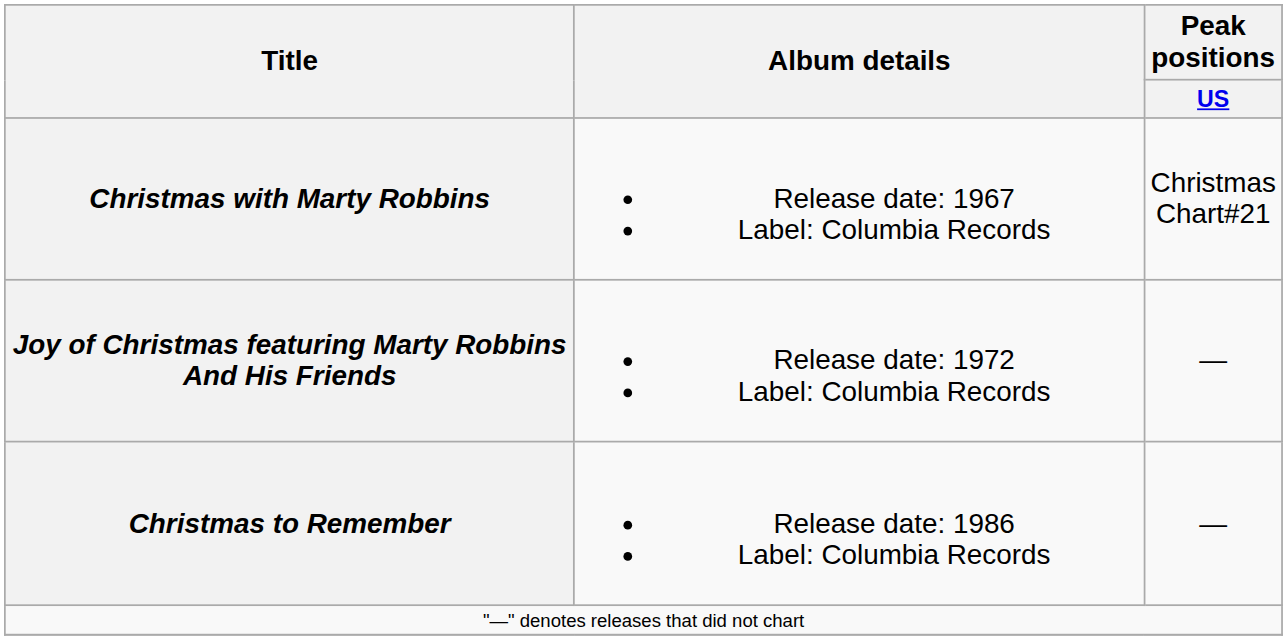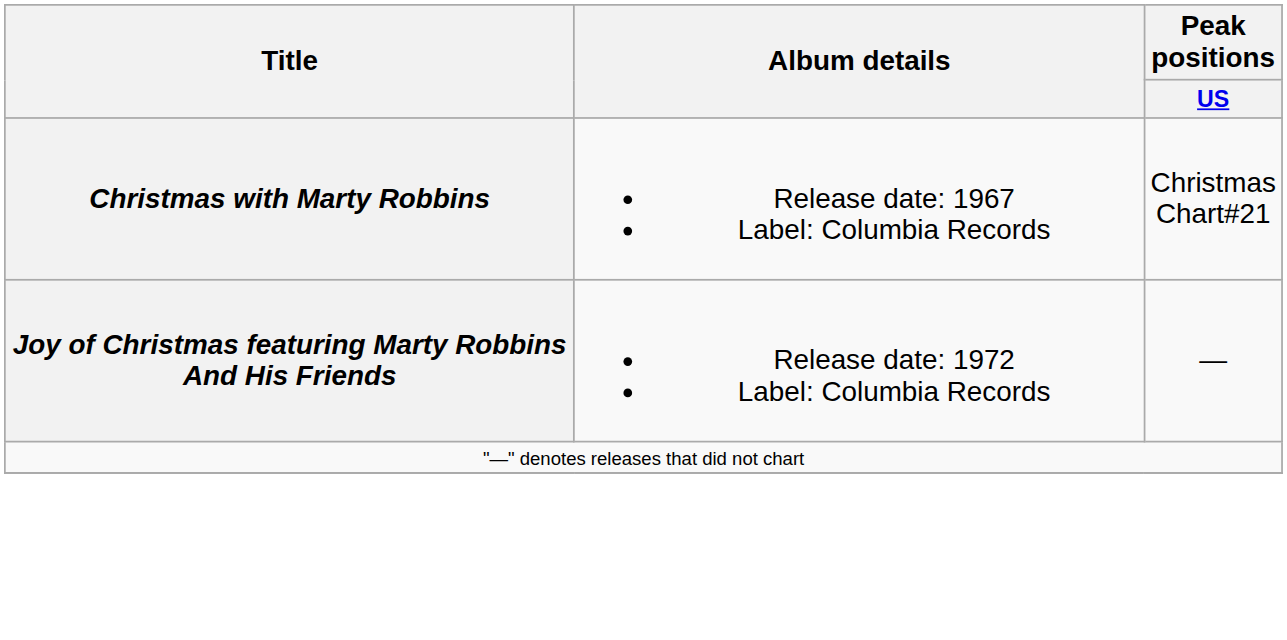- row: (290, 523)
